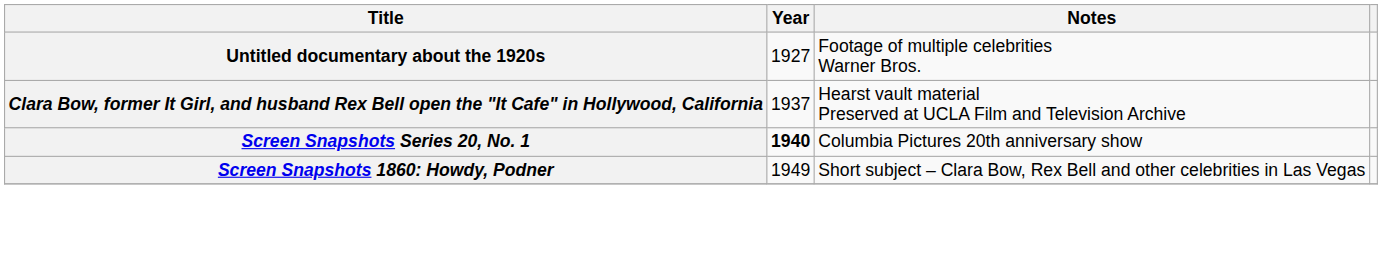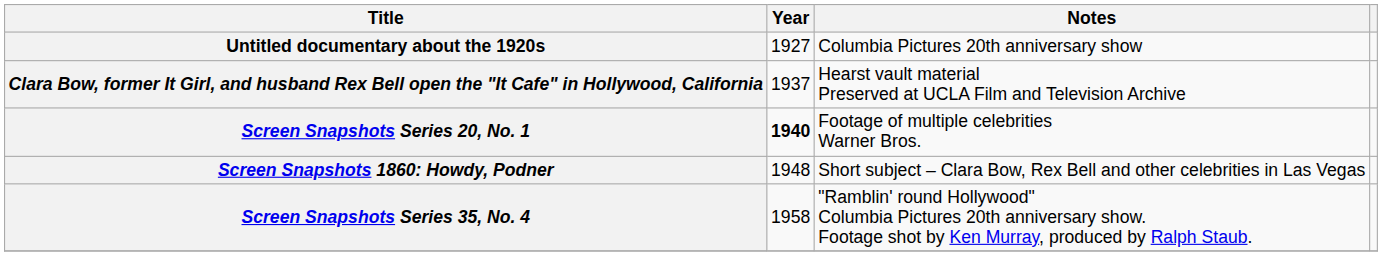(935, 56) Footage of multiple celebrities Warner Bros. -> (980, 46) Columbia Pictures 20th anniversary show
(980, 141) Columbia Pictures 20th anniversary show -> (935, 131) Footage of multiple celebrities Warner Bros.
(791, 169) 1949 -> (791, 169) 1948
+ row: (386, 217)
